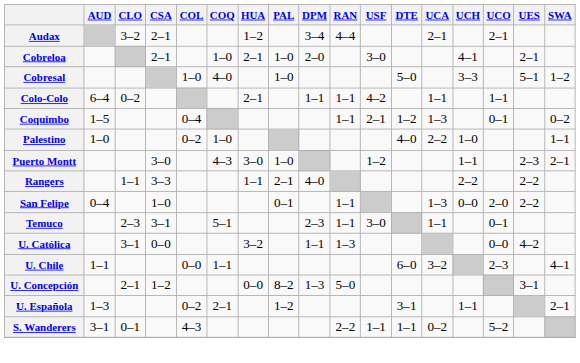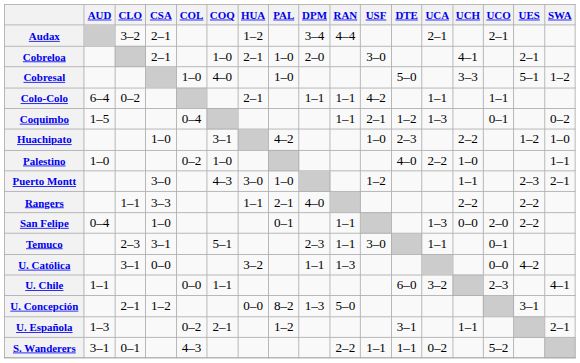+ row: (44, 140)
